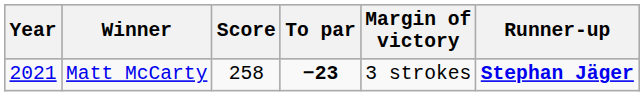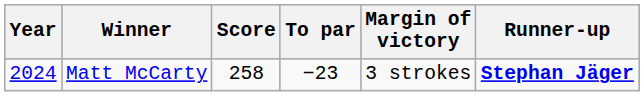(33, 75) 2021 -> (33, 75) 2024
(321, 75) bold -> (321, 75) normal
